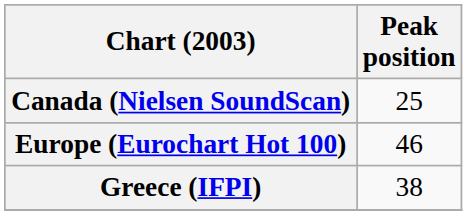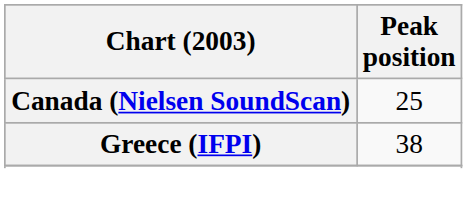- row: (181, 143)
